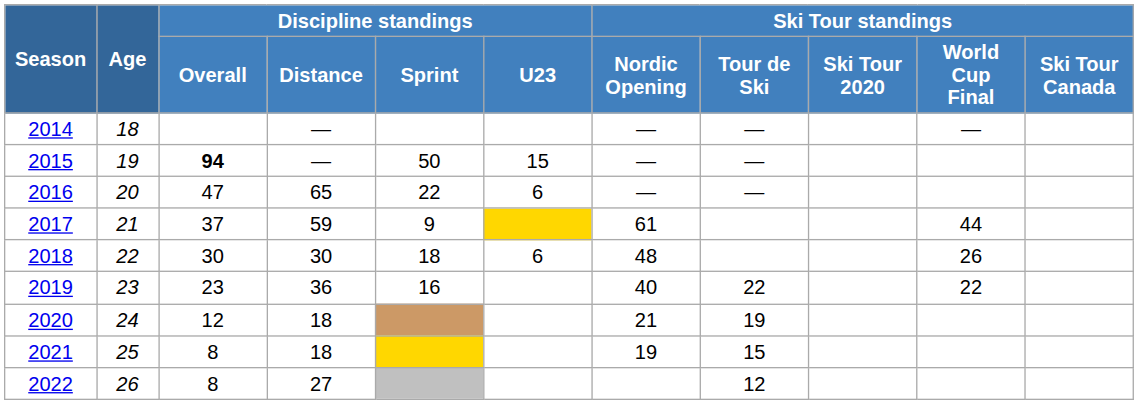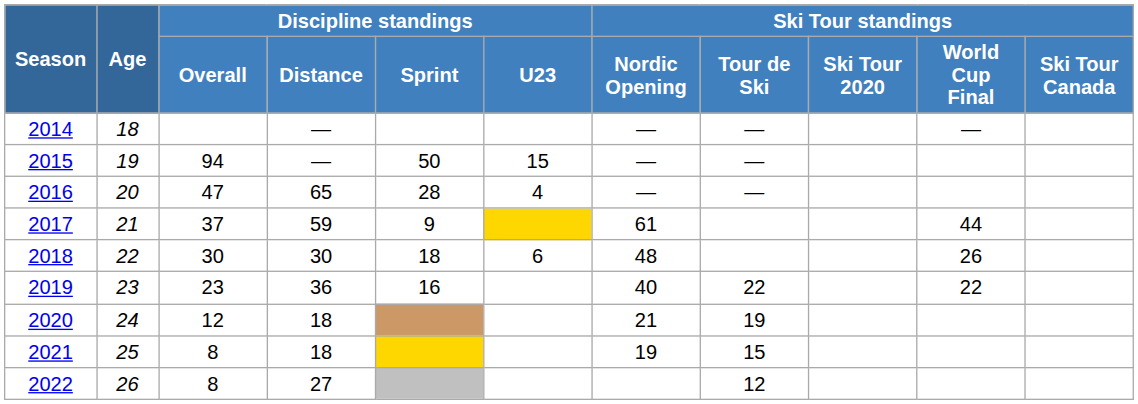(213, 161) bold -> (213, 161) normal
(429, 193) 22 -> (429, 193) 28
(538, 193) 6 -> (538, 193) 4
